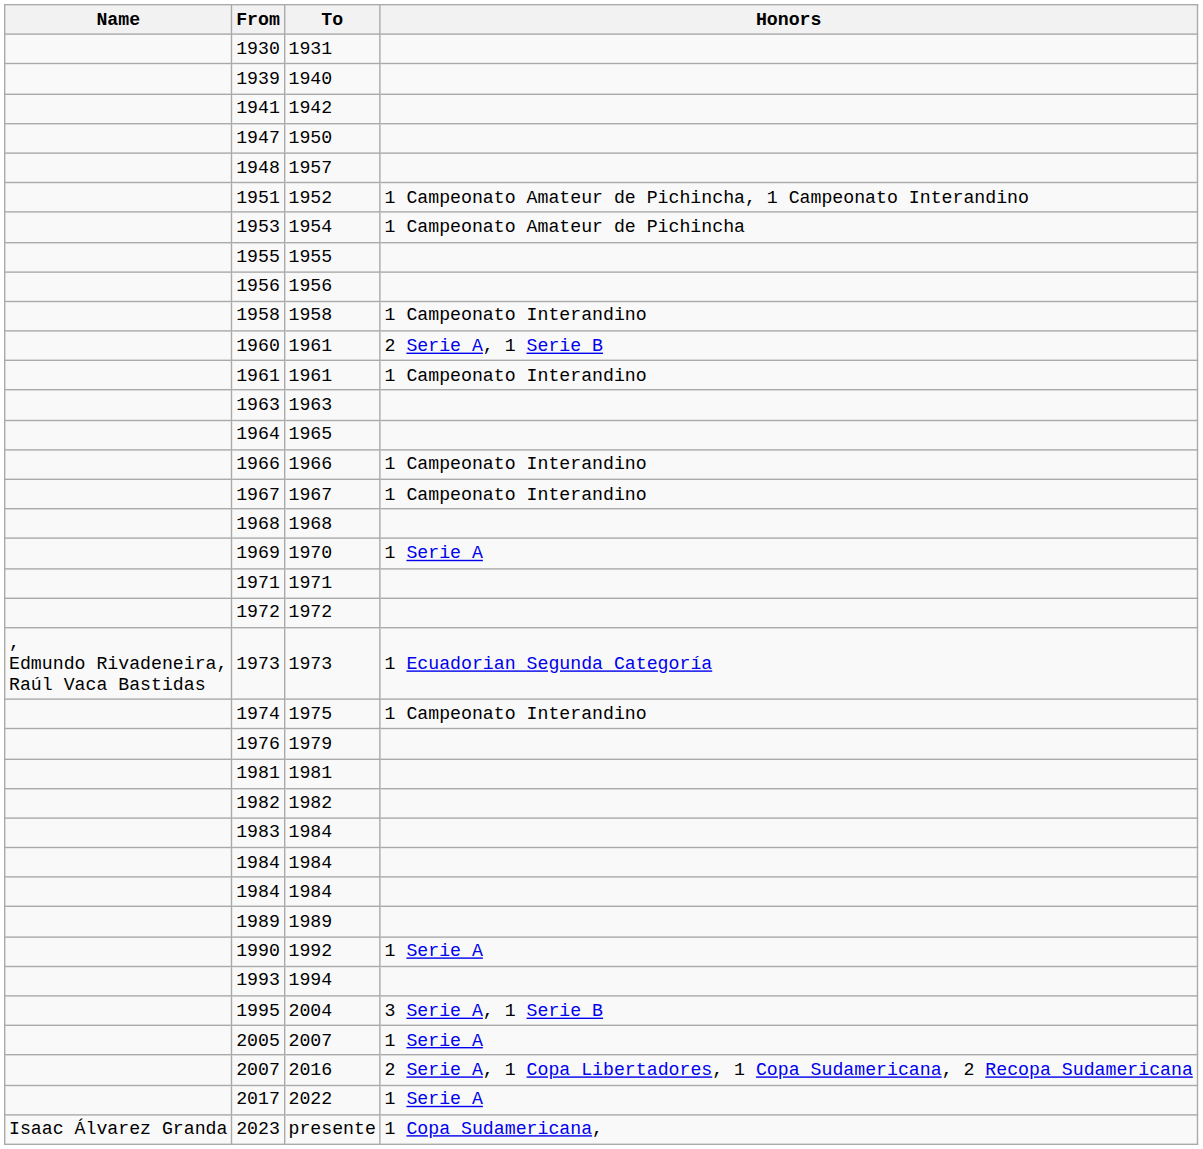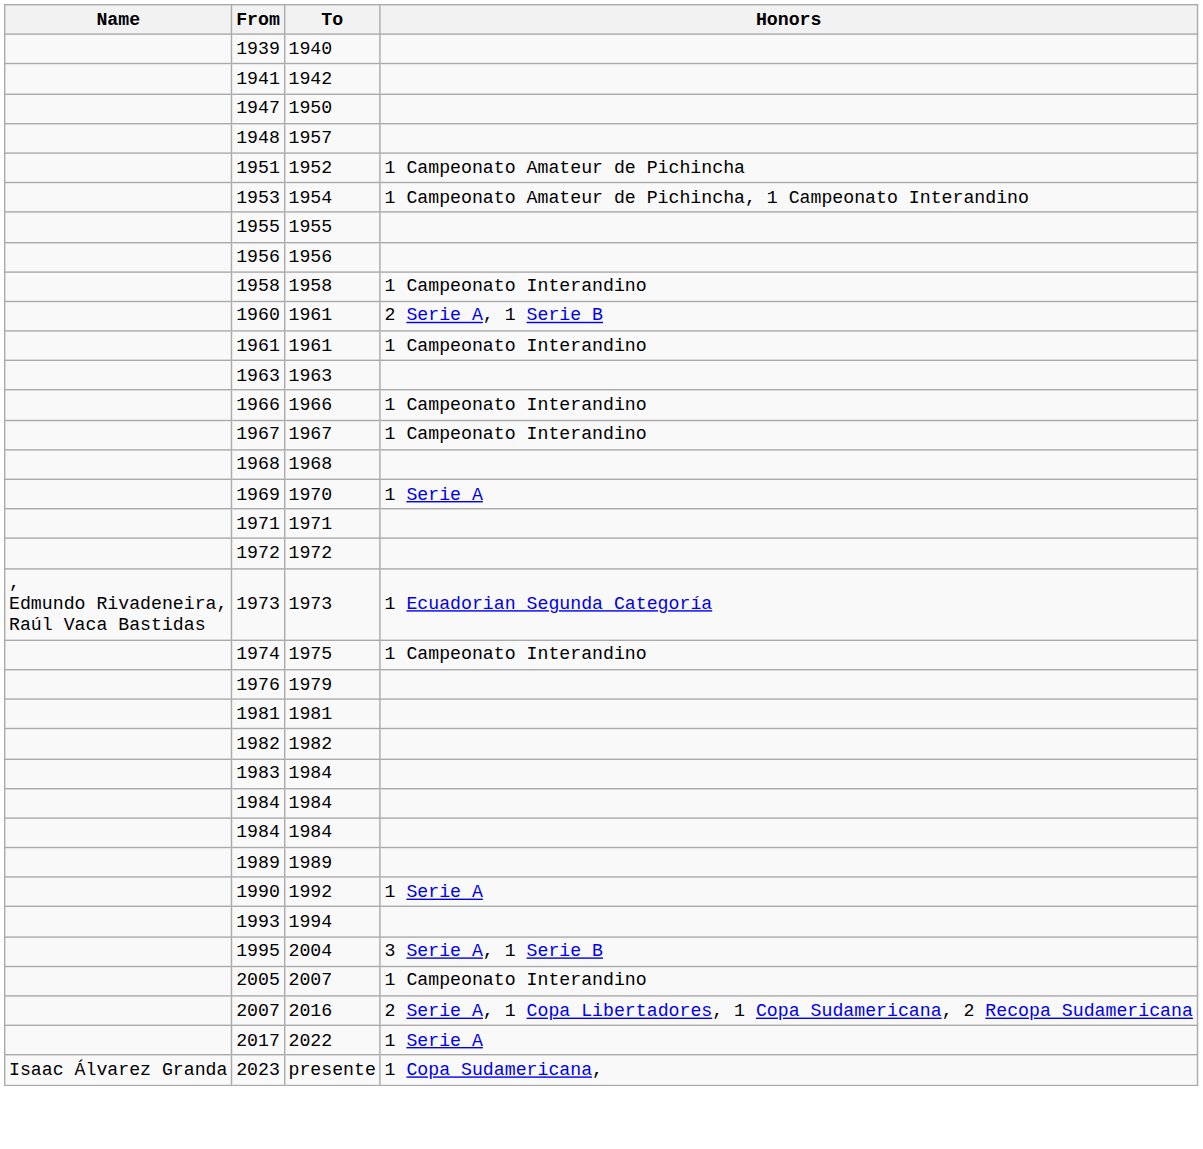- row: (258, 49)
(707, 198) 1 Campeonato Amateur de Pichincha, 1 Campeonato Interandino -> (565, 168) 1 Campeonato Amateur de Pichincha
(565, 227) 1 Campeonato Amateur de Pichincha -> (707, 198) 1 Campeonato Amateur de Pichincha, 1 Campeonato Interandino
- row: (258, 435)
(434, 1040) 1 Serie A -> (516, 981) 1 Campeonato Interandino
